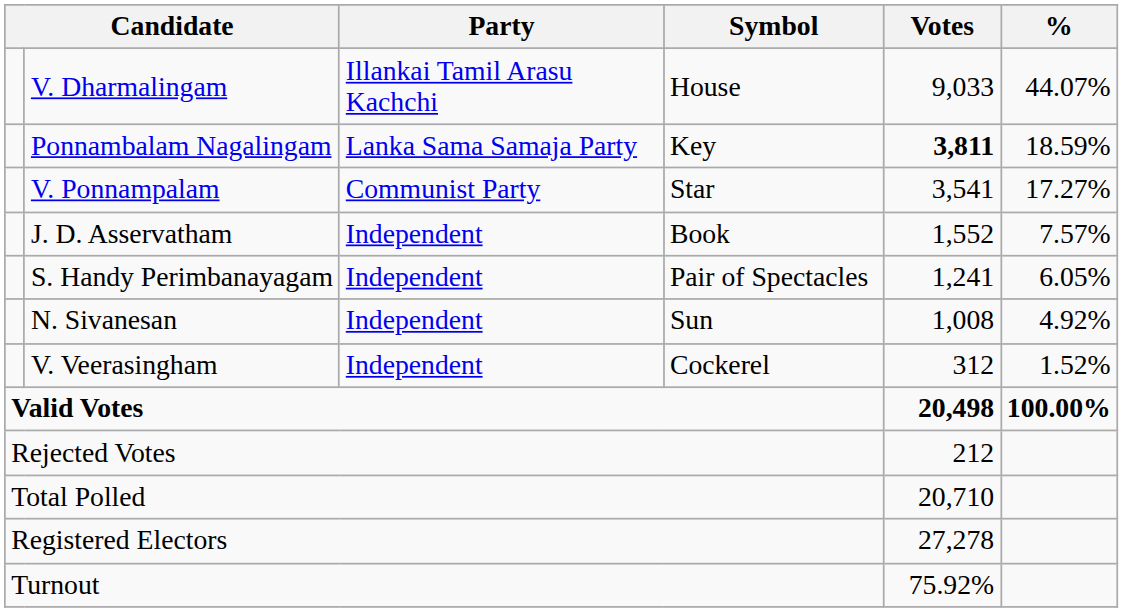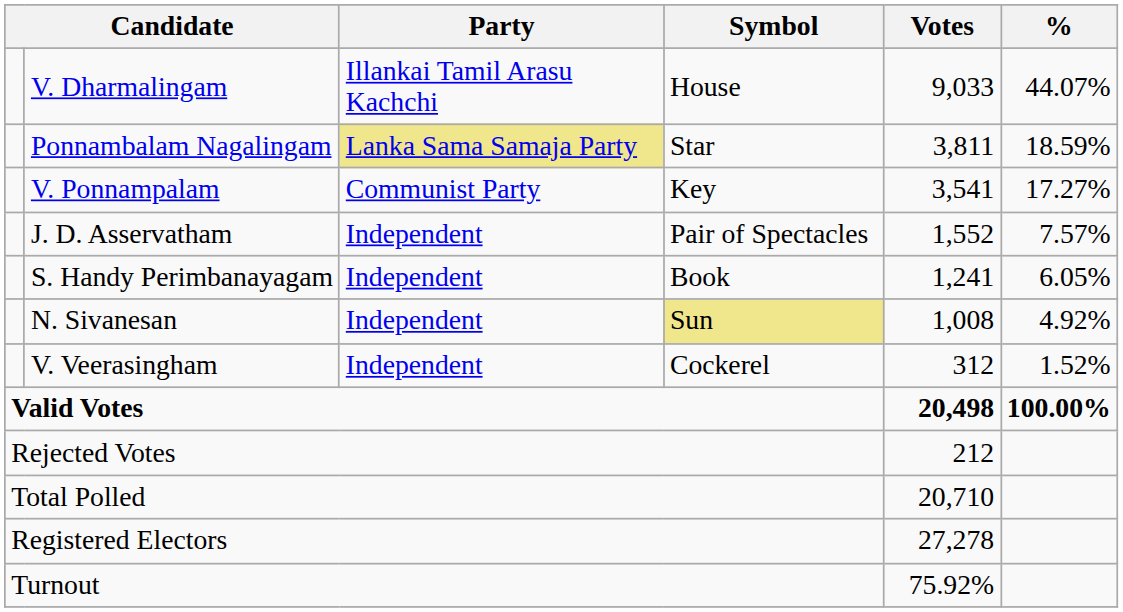(491, 145) no background -> (491, 145) khaki background
(693, 145) Key -> (692, 145) Star
(964, 145) bold -> (963, 145) normal
(692, 189) Star -> (693, 189) Key
(700, 233) Book -> (769, 233) Pair of Spectacles
(769, 277) Pair of Spectacles -> (700, 277) Book
(691, 320) no background -> (691, 320) khaki background
